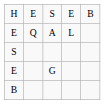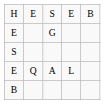rows swapped: (14, 33) <-> (14, 71)
